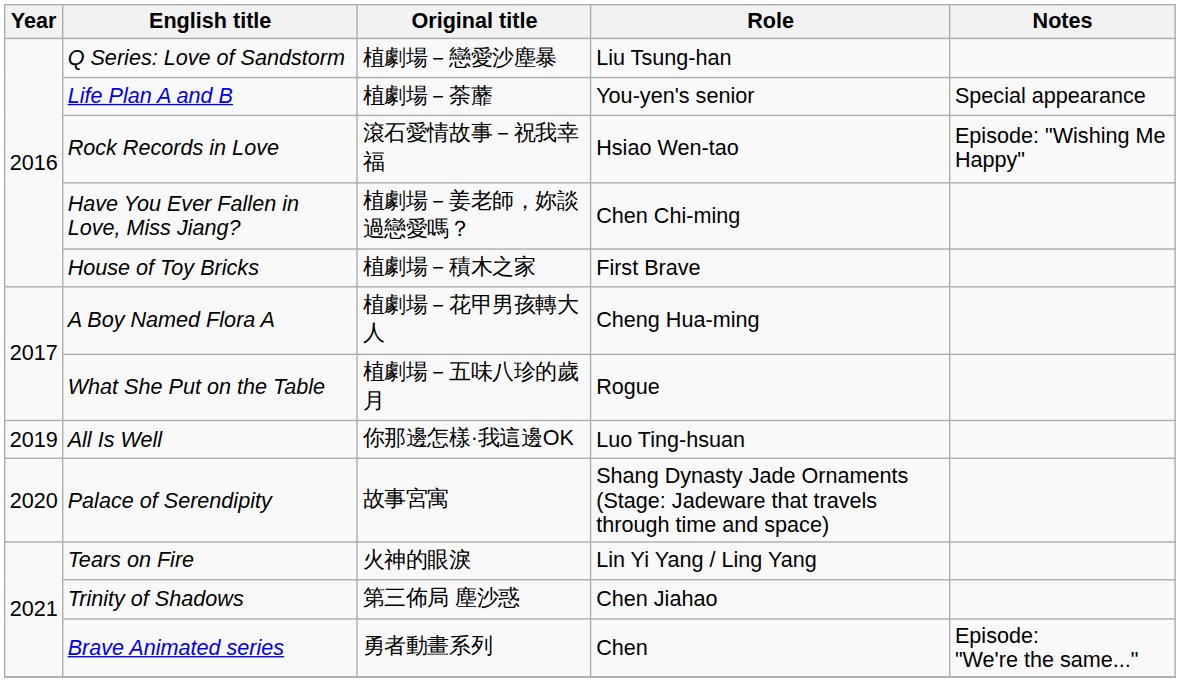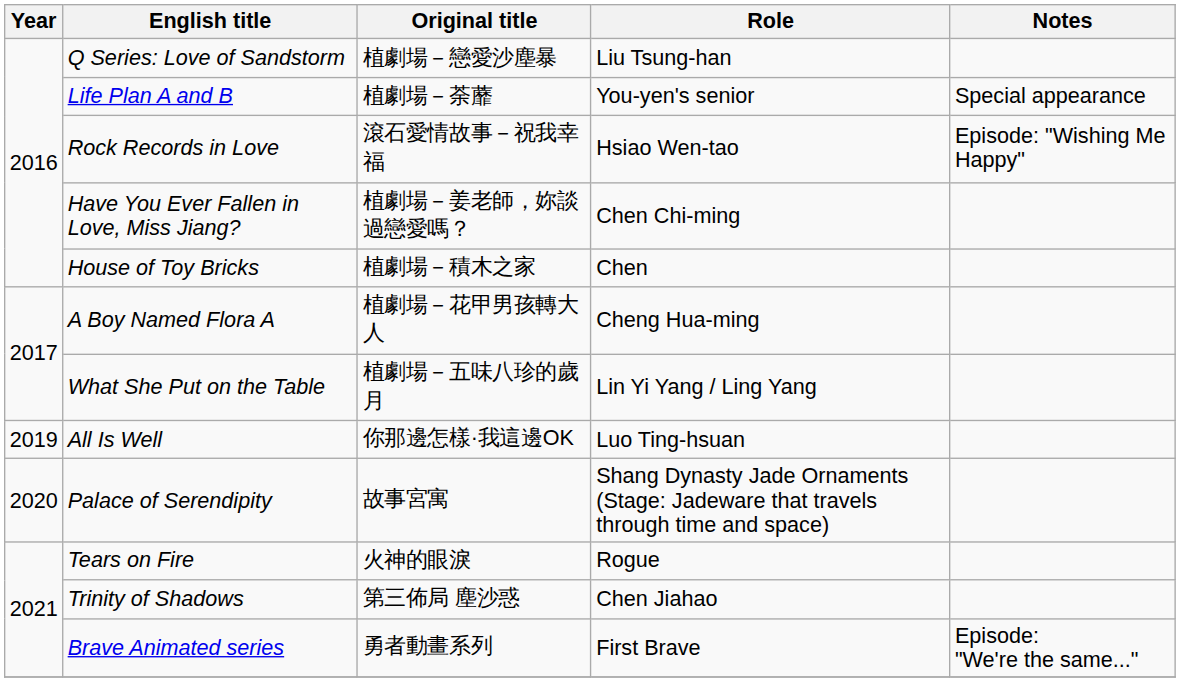(648, 267) First Brave -> (622, 267) Chen
(628, 386) Rogue -> (706, 386) Lin Yi Yang / Ling Yang
(706, 560) Lin Yi Yang / Ling Yang -> (628, 560) Rogue
(622, 647) Chen -> (648, 647) First Brave
